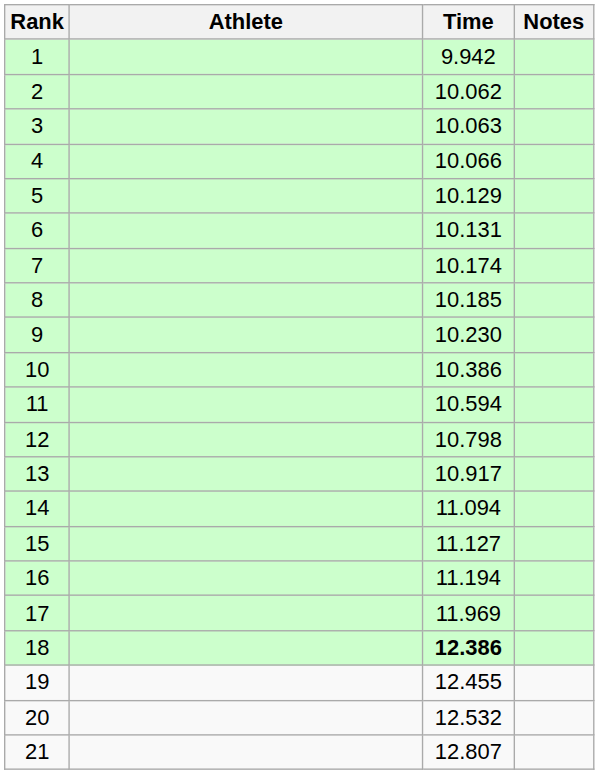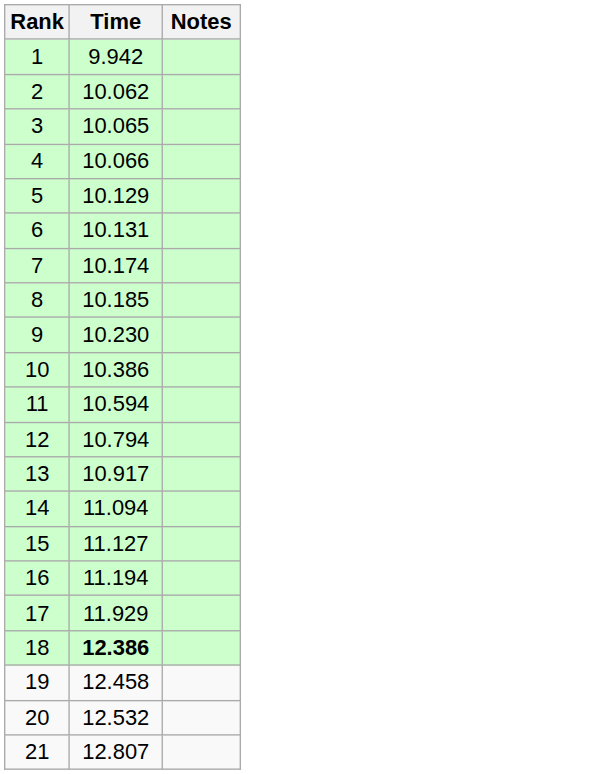- column: (246, 21)
(468, 126) 10.063 -> (116, 126) 10.065
(468, 439) 10.798 -> (116, 439) 10.794
(468, 612) 11.969 -> (116, 612) 11.929
(468, 682) 12.455 -> (116, 682) 12.458
